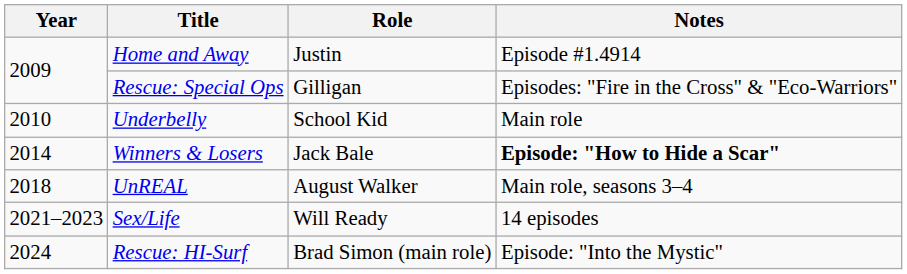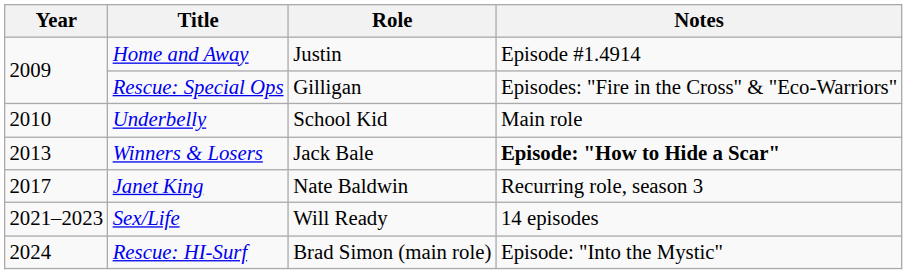(30, 152) 2014 -> (30, 152) 2013
+ row: (158, 185)
- row: (150, 185)
